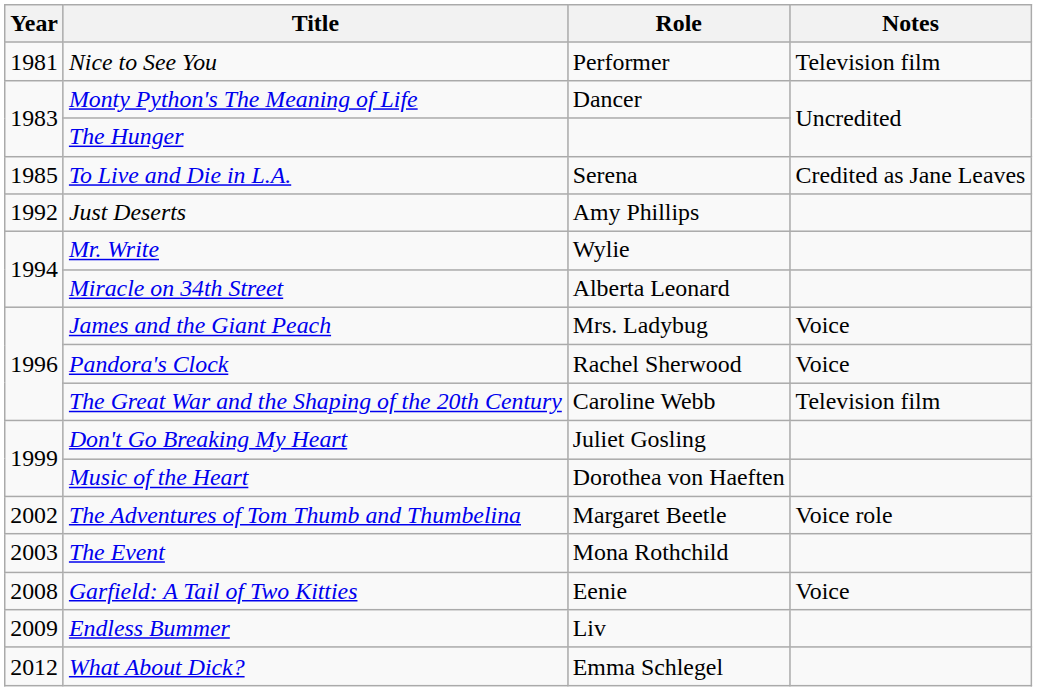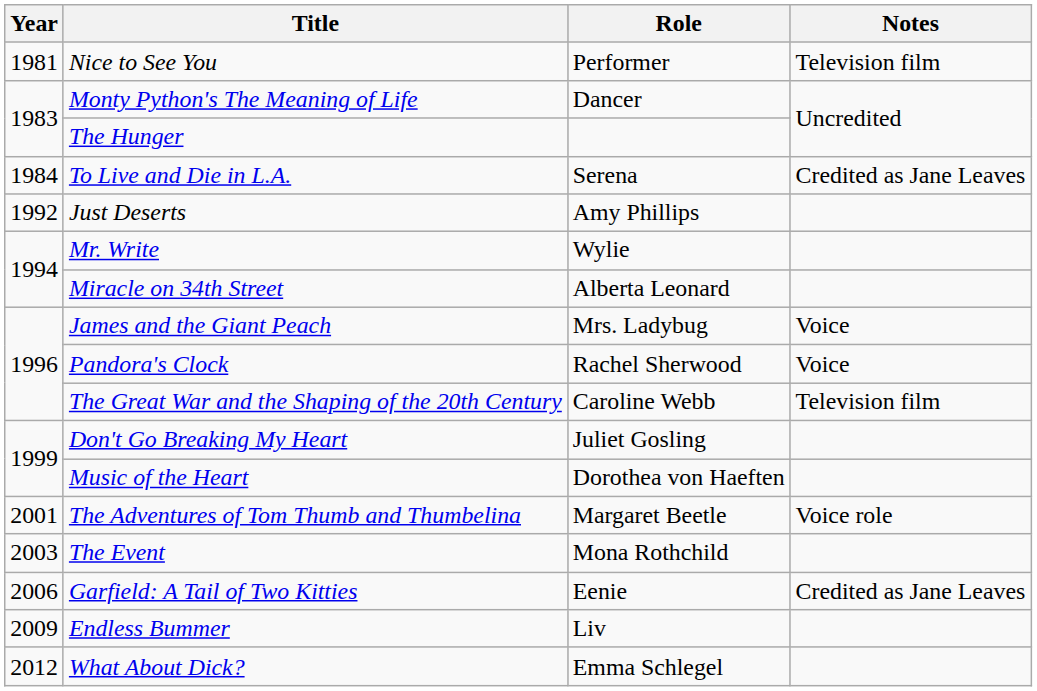(34, 174) 1985 -> (34, 174) 1984
(34, 514) 2002 -> (34, 514) 2001
(34, 590) 2008 -> (34, 590) 2006
(823, 590) Voice -> (910, 590) Credited as Jane Leaves
